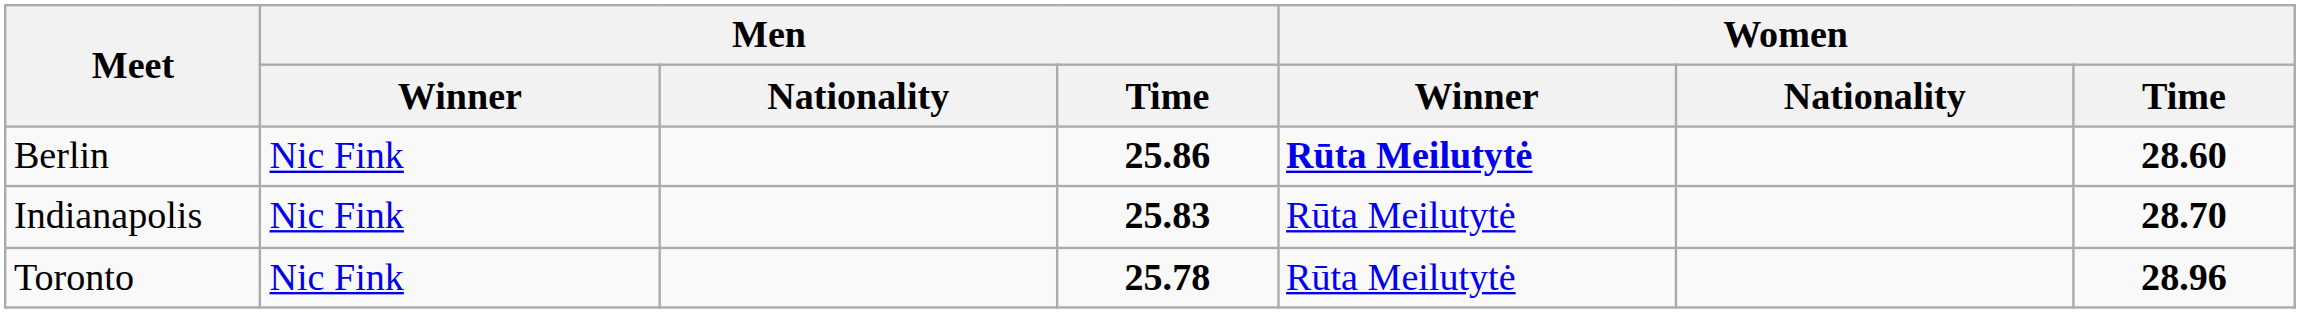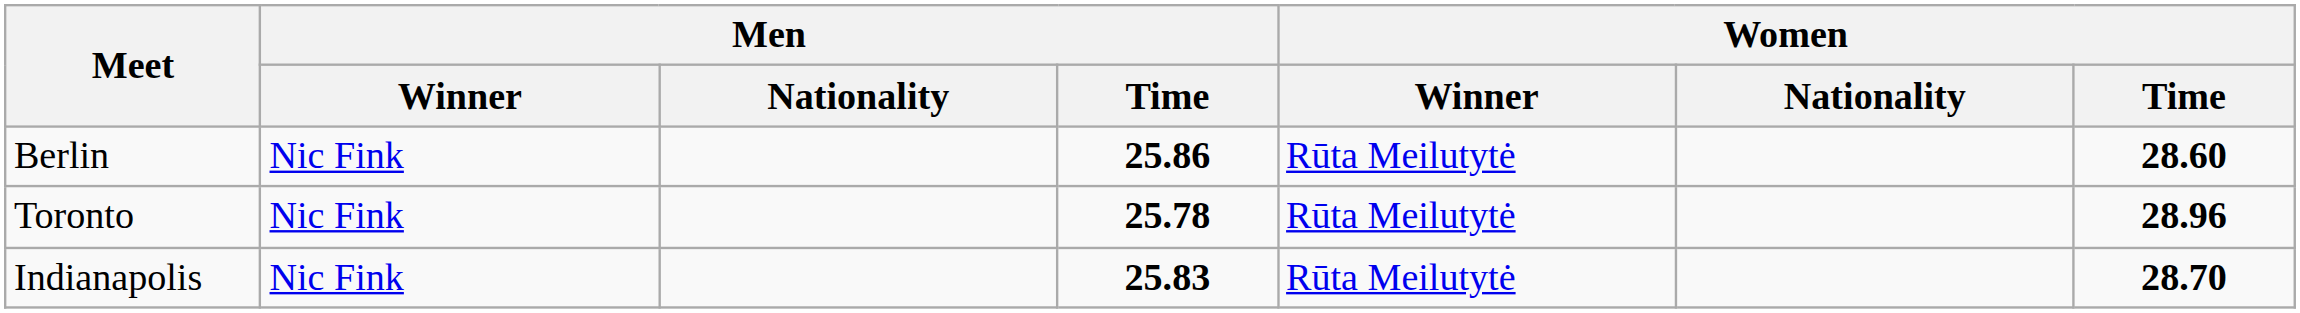(1409, 155) bold -> (1401, 155) normal
rows swapped: (74, 276) <-> (108, 215)
